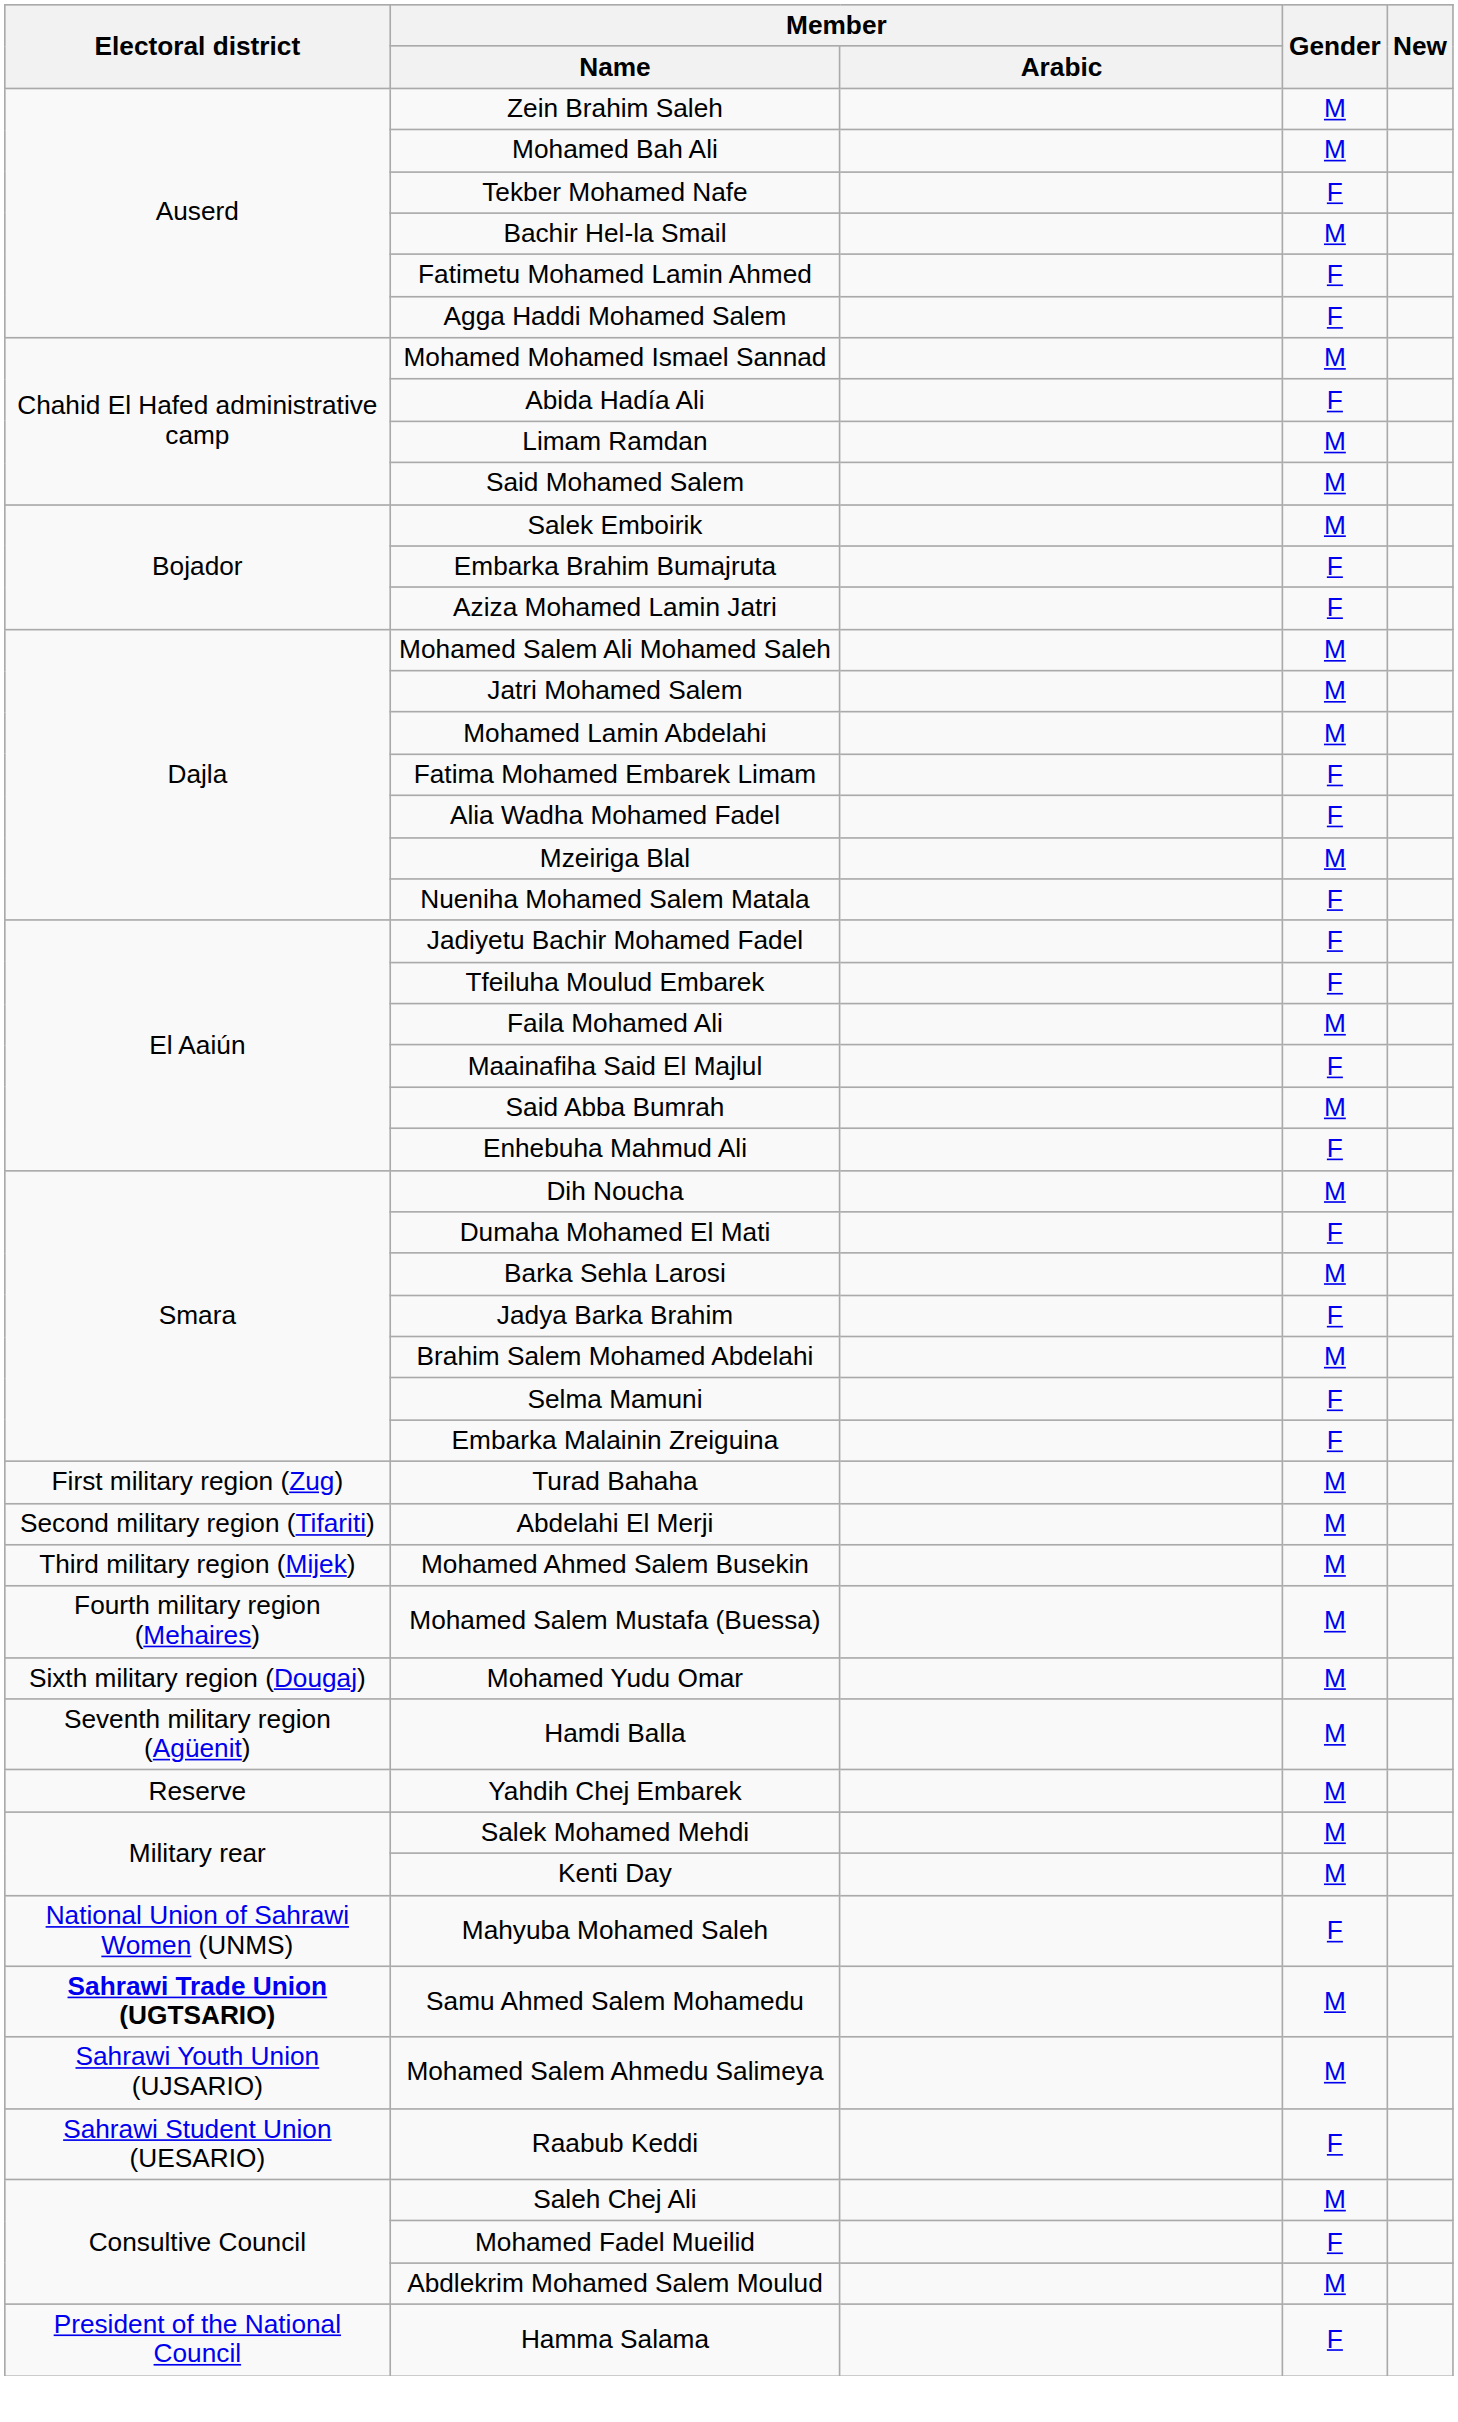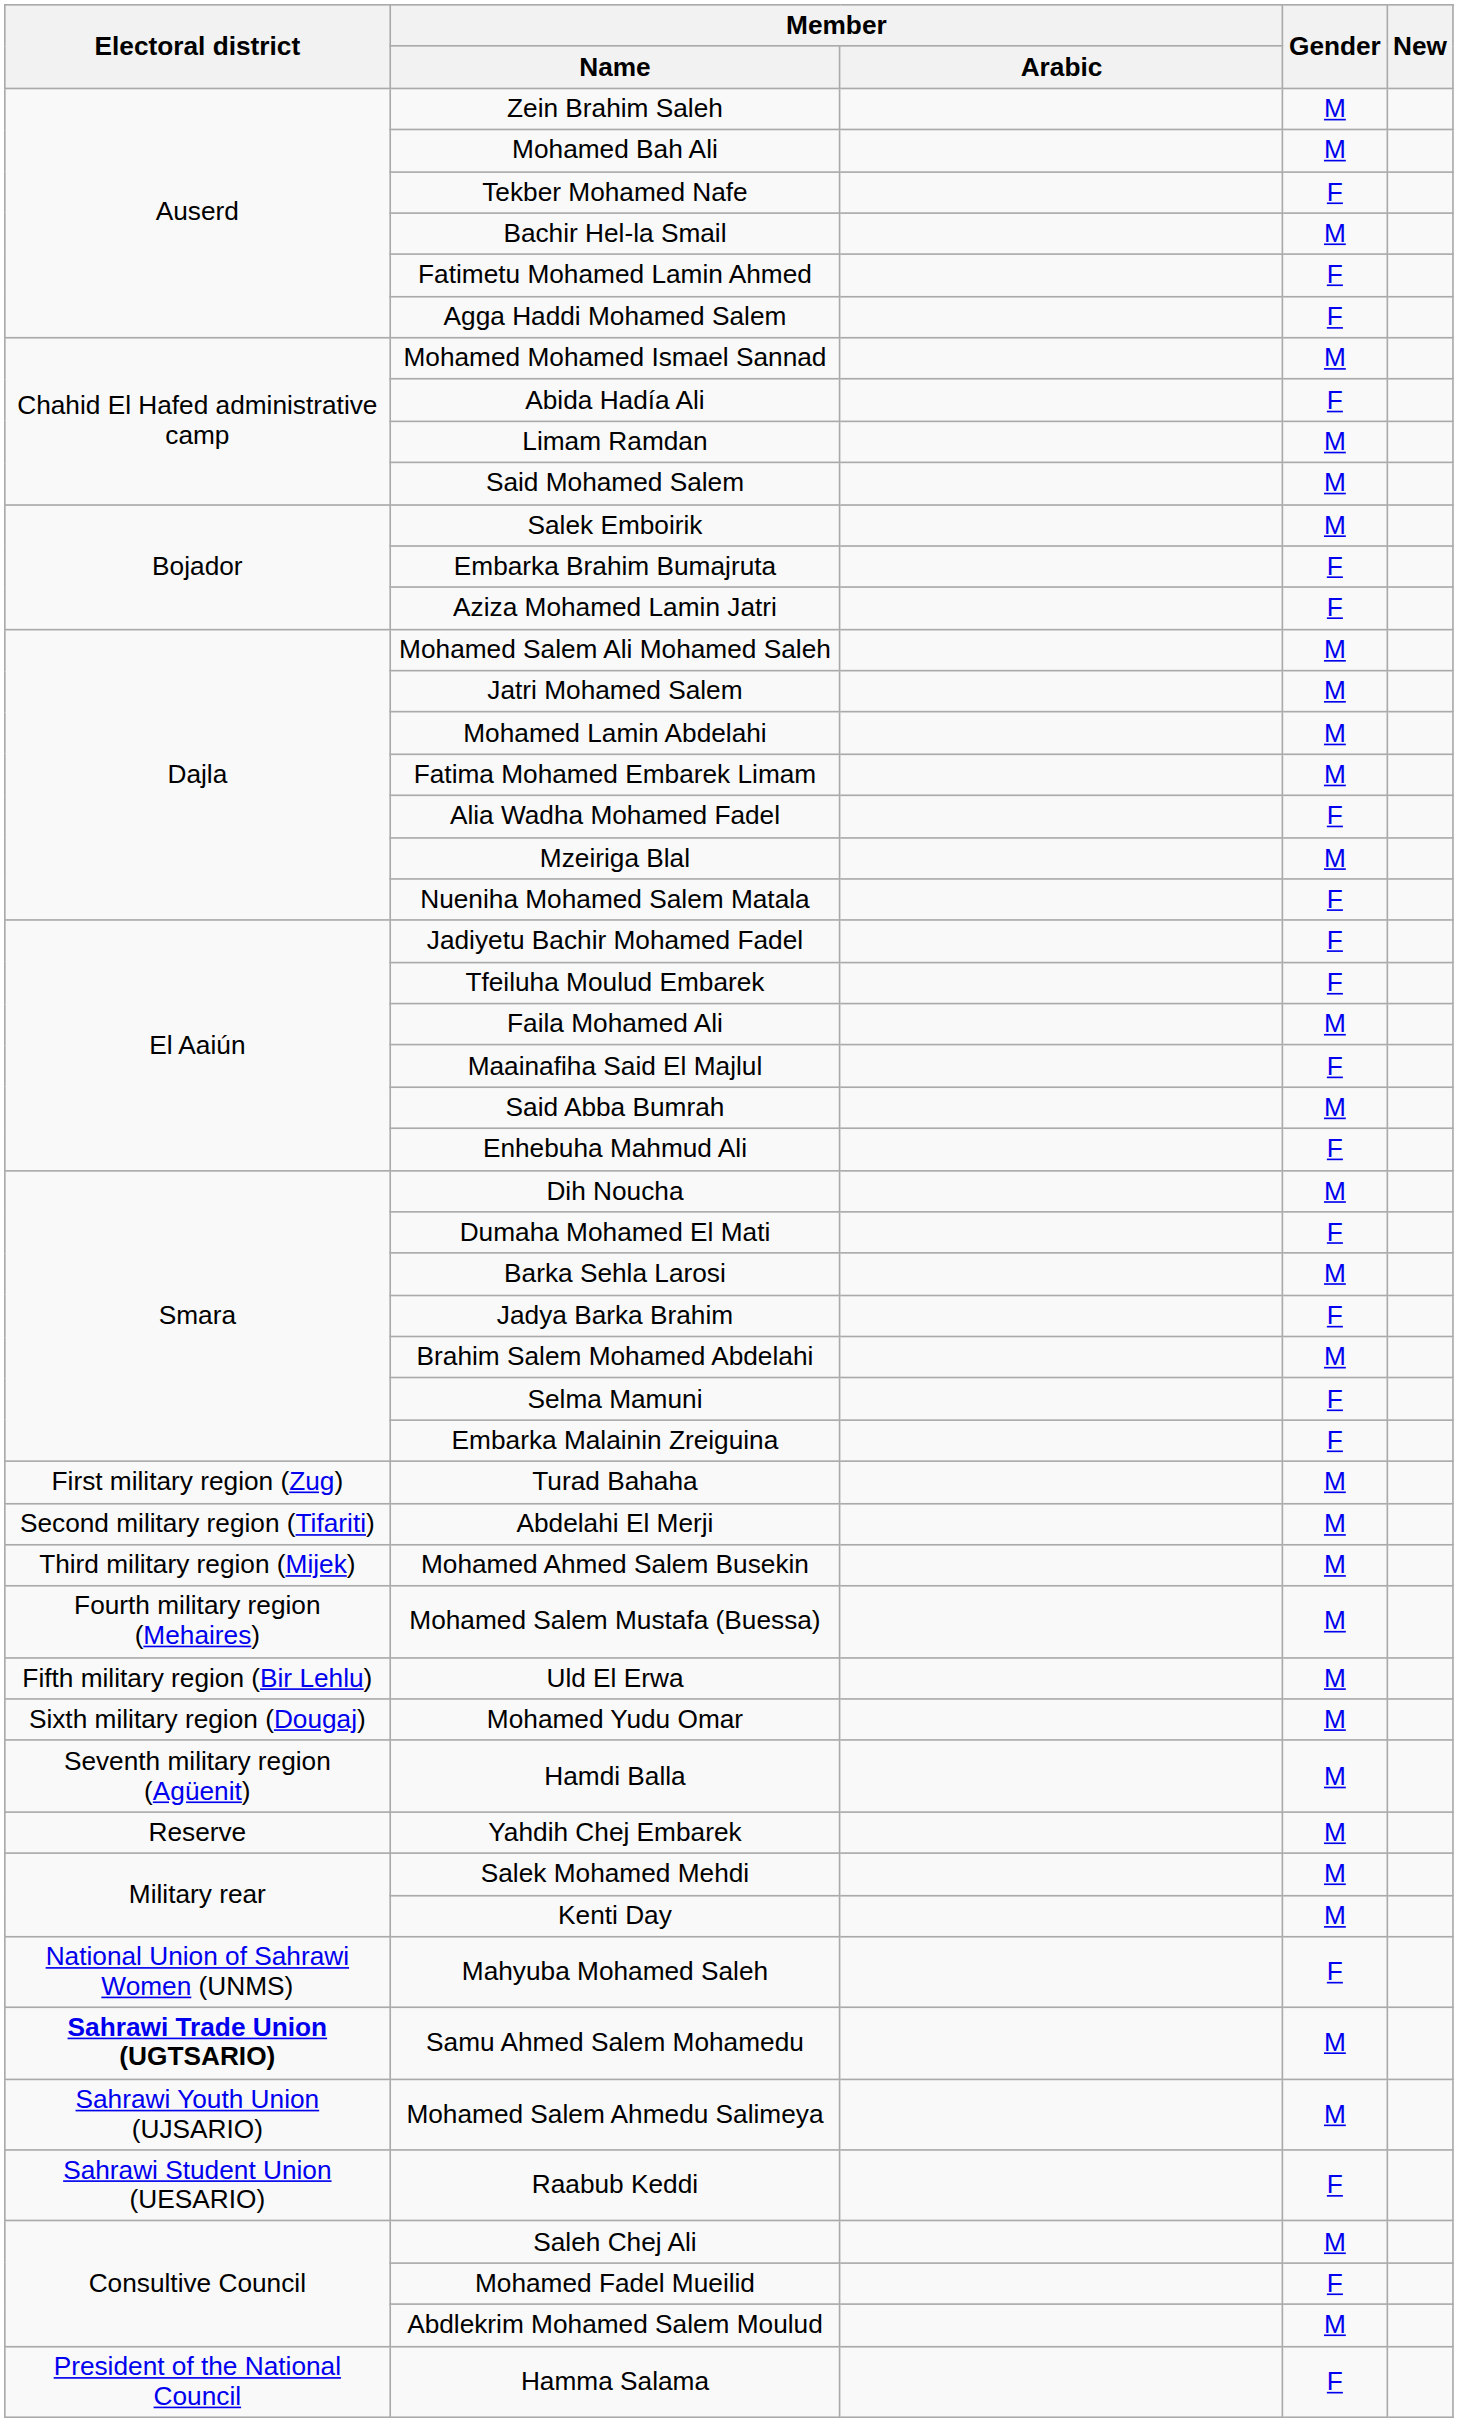(1335, 774) F -> (1335, 774) M
+ row: (615, 1677)
